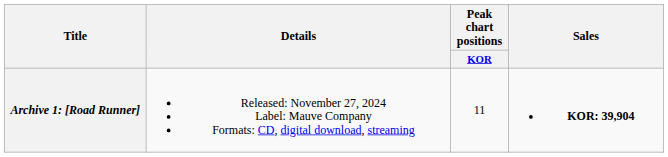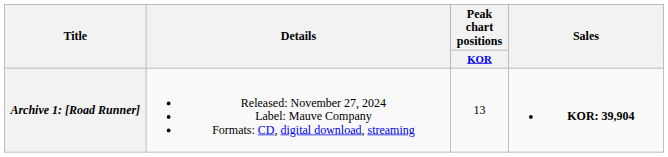(479, 110) 11 -> (479, 110) 13
